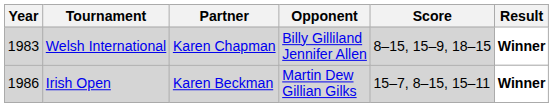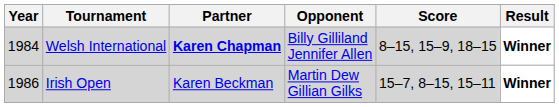(23, 46) 1983 -> (23, 46) 1984
(224, 46) normal -> (227, 46) bold
